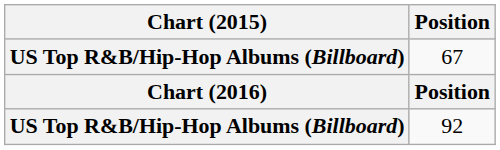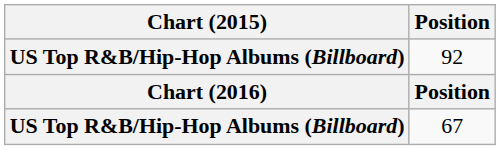rows swapped: (452, 56) <-> (452, 126)
